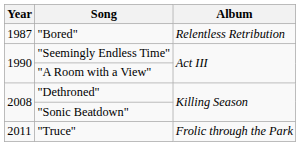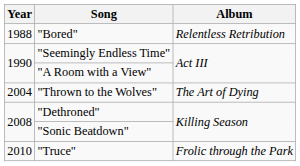(20, 33) 1987 -> (20, 33) 1988
+ row: (97, 92)
(19, 131) 2011 -> (20, 151) 2010
